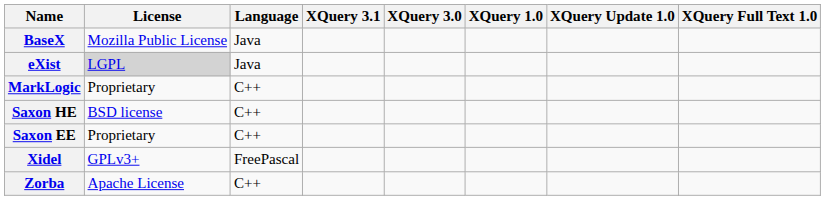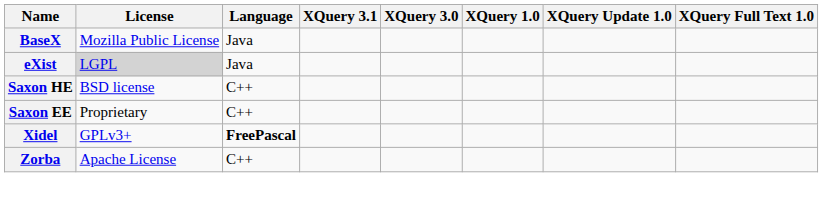- row: (44, 87)
(267, 159) normal -> (261, 135) bold
